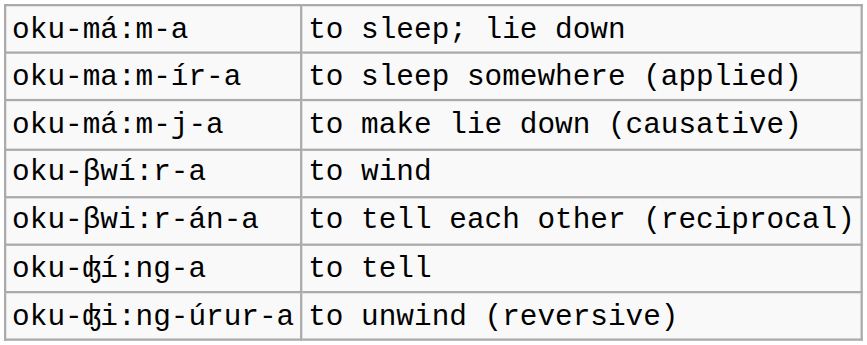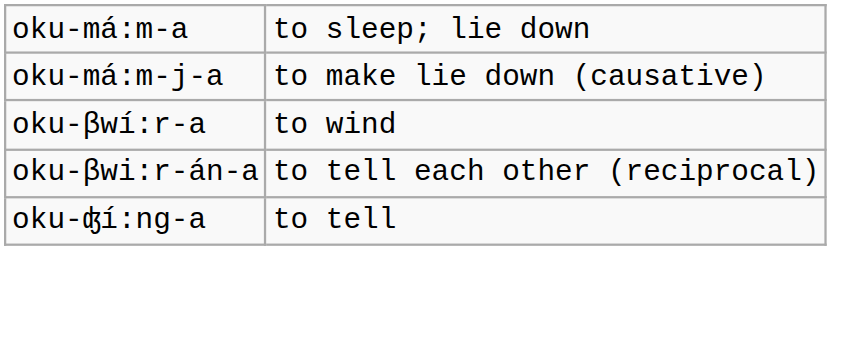- row: (127, 77)
- row: (153, 316)
